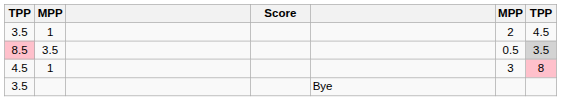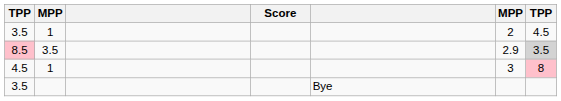(511, 50) 0.5 -> (511, 50) 2.9
